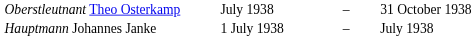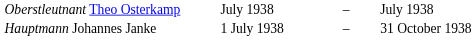(426, 9) 31 October 1938 -> (407, 9) July 1938
(407, 28) July 1938 -> (426, 28) 31 October 1938
